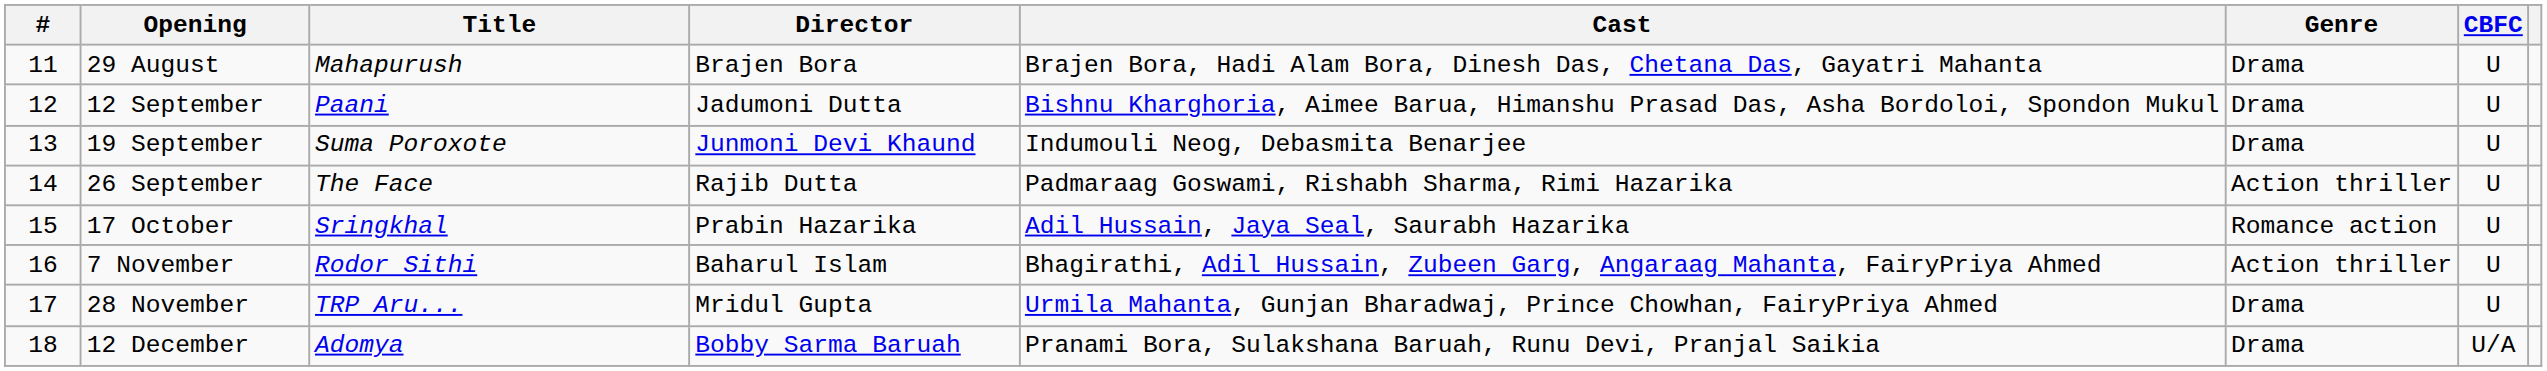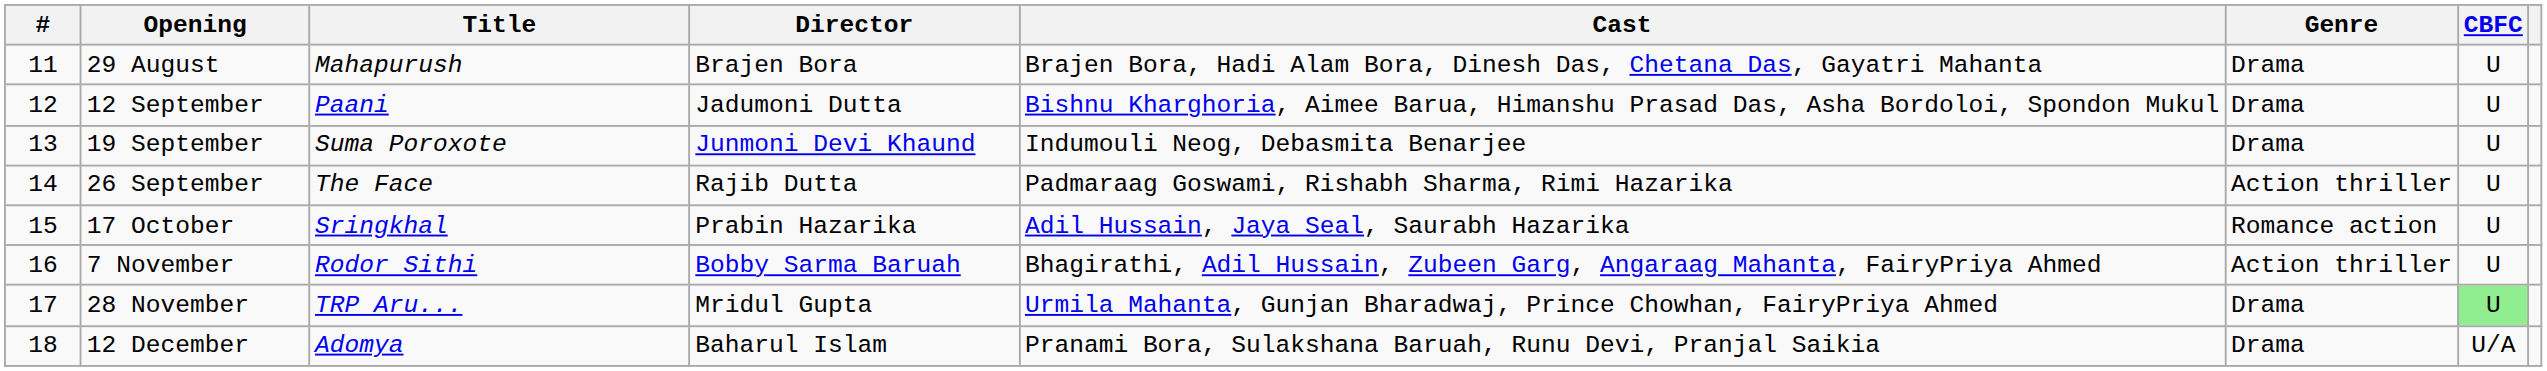(791, 265) Baharul Islam -> (828, 265) Bobby Sarma Baruah
(2493, 305) no background -> (2493, 305) lightgreen background
(828, 345) Bobby Sarma Baruah -> (791, 345) Baharul Islam
